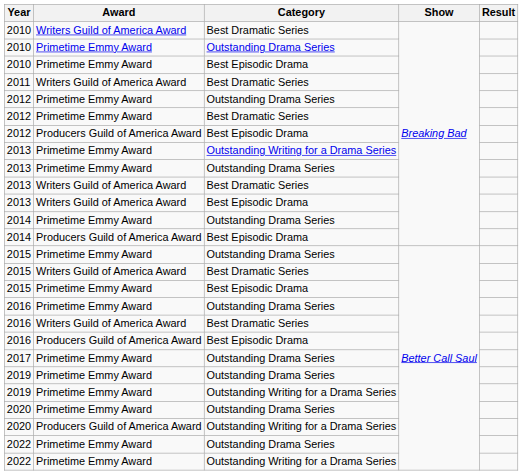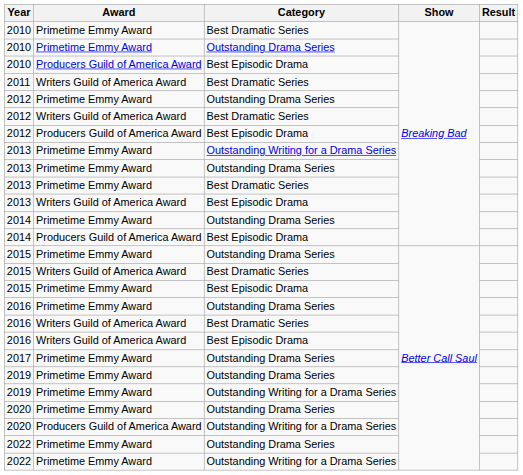(111, 30) Writers Guild of America Award -> (94, 30) Primetime Emmy Award
(94, 64) Primetime Emmy Award -> (119, 64) Producers Guild of America Award
(94, 116) Primetime Emmy Award -> (111, 116) Writers Guild of America Award
(111, 185) Writers Guild of America Award -> (94, 185) Primetime Emmy Award
(119, 340) Producers Guild of America Award -> (111, 340) Writers Guild of America Award
